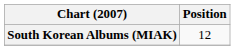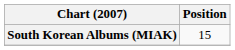(205, 34) 12 -> (205, 34) 15
